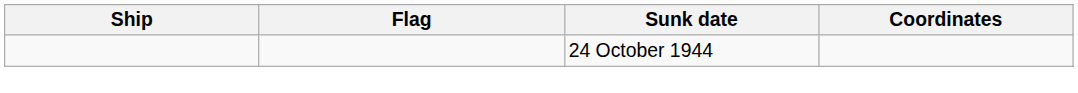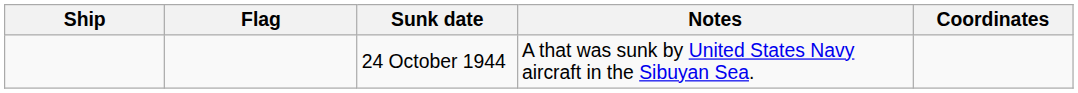+ column: (715, 19)
